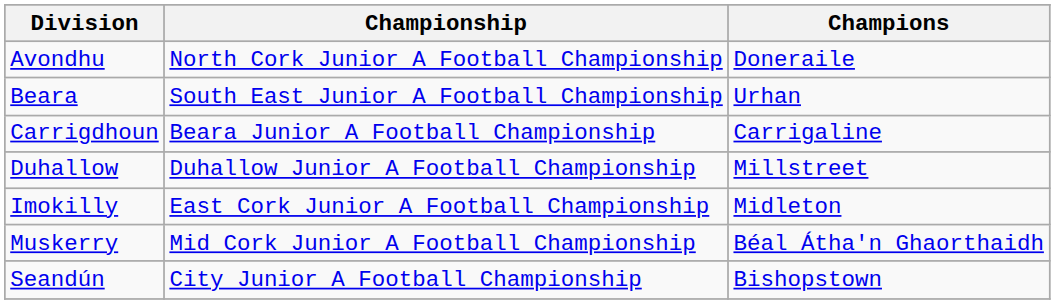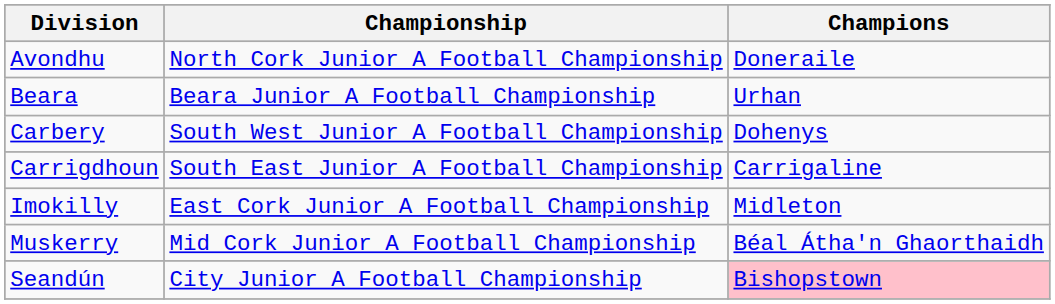(446, 97) South East Junior A Football Championship -> (412, 97) Beara Junior A Football Championship
+ row: (57, 133)
(412, 133) Beara Junior A Football Championship -> (446, 170) South East Junior A Football Championship
- row: (64, 170)
(808, 280) no background -> (808, 280) pink background
